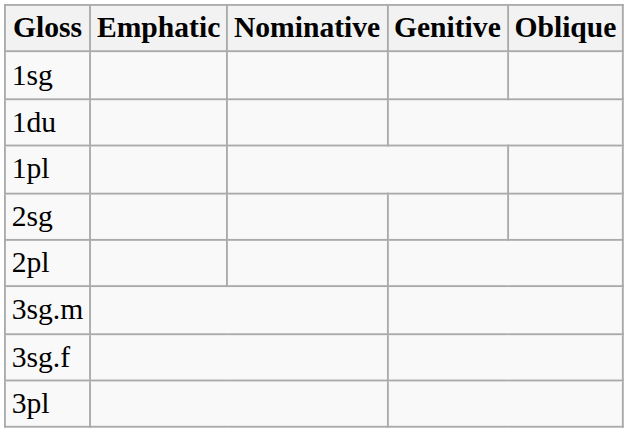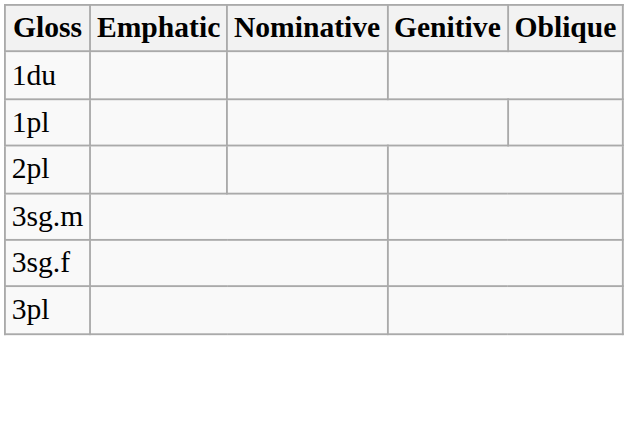- row: (32, 74)
- row: (32, 215)
